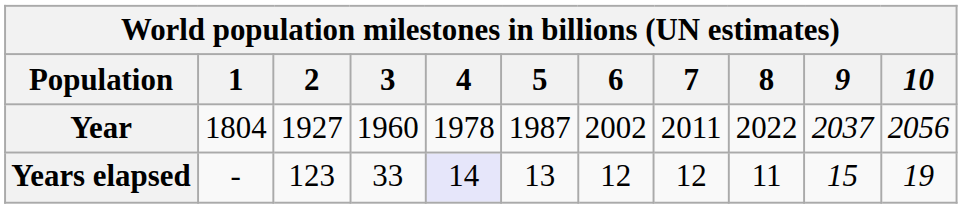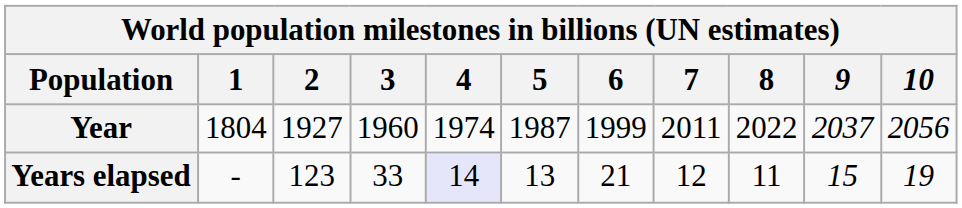(464, 127) 1978 -> (464, 127) 1974
(616, 127) 2002 -> (616, 127) 1999
(616, 176) 12 -> (616, 176) 21
